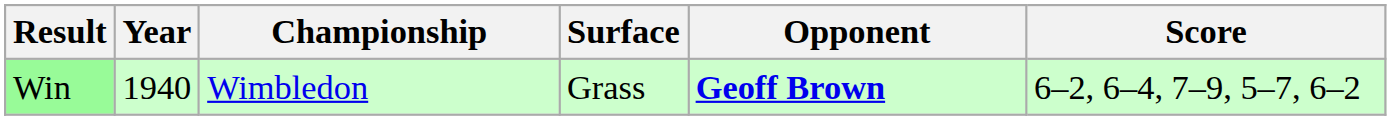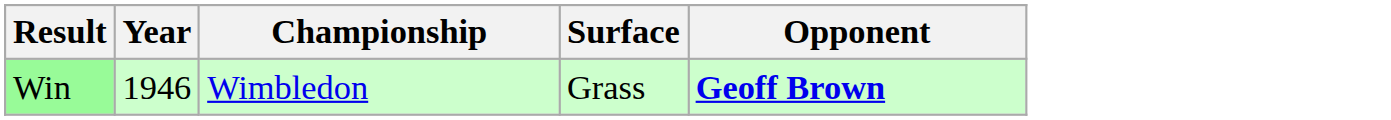- column: (1206, 31)
(157, 86) 1940 -> (157, 86) 1946
